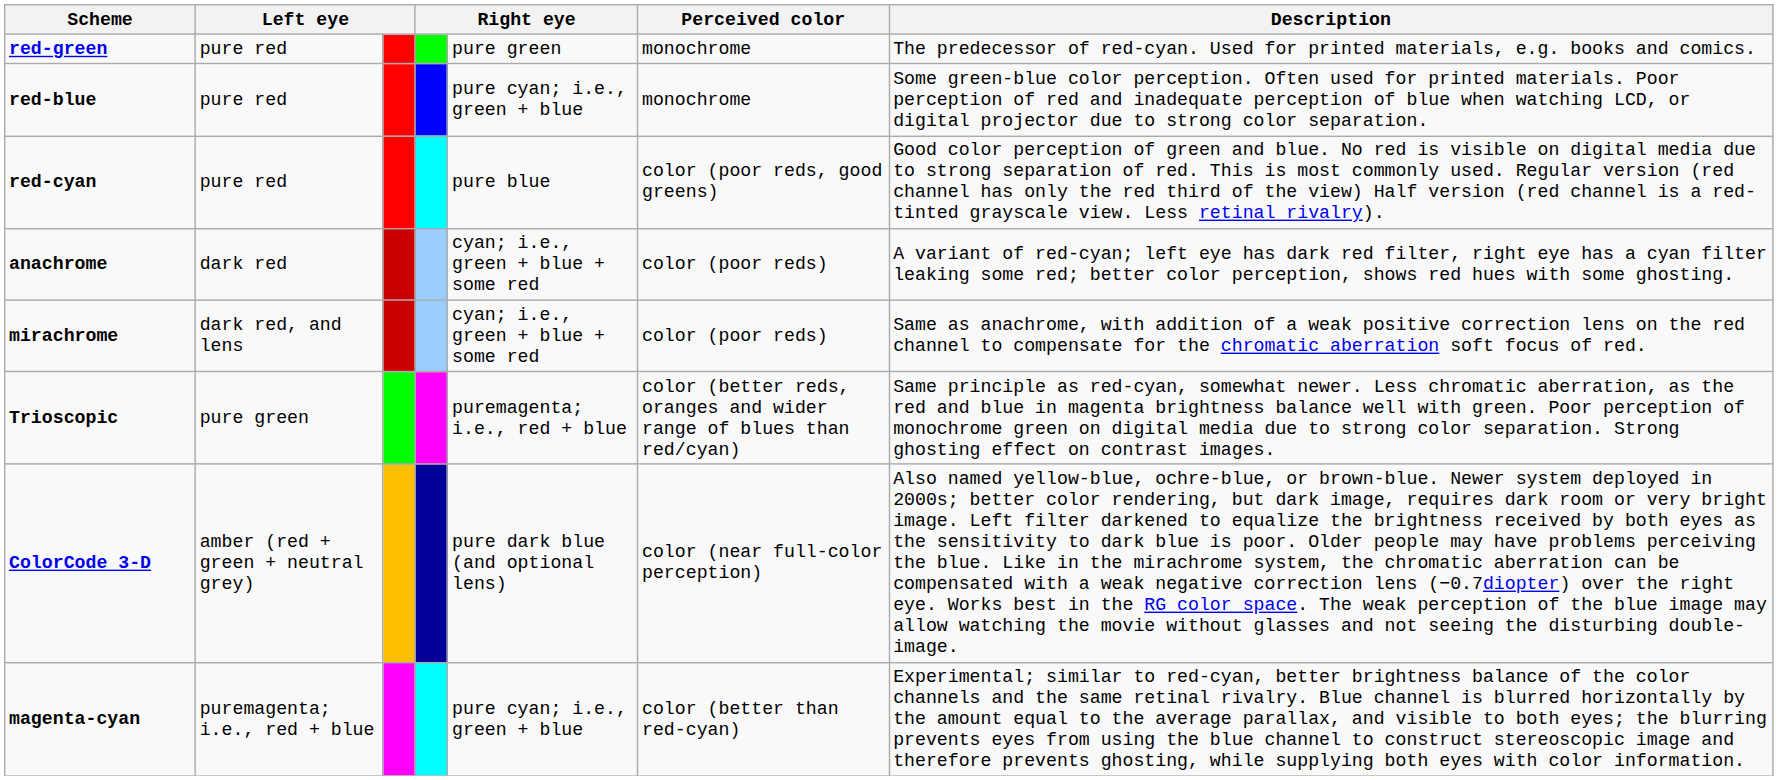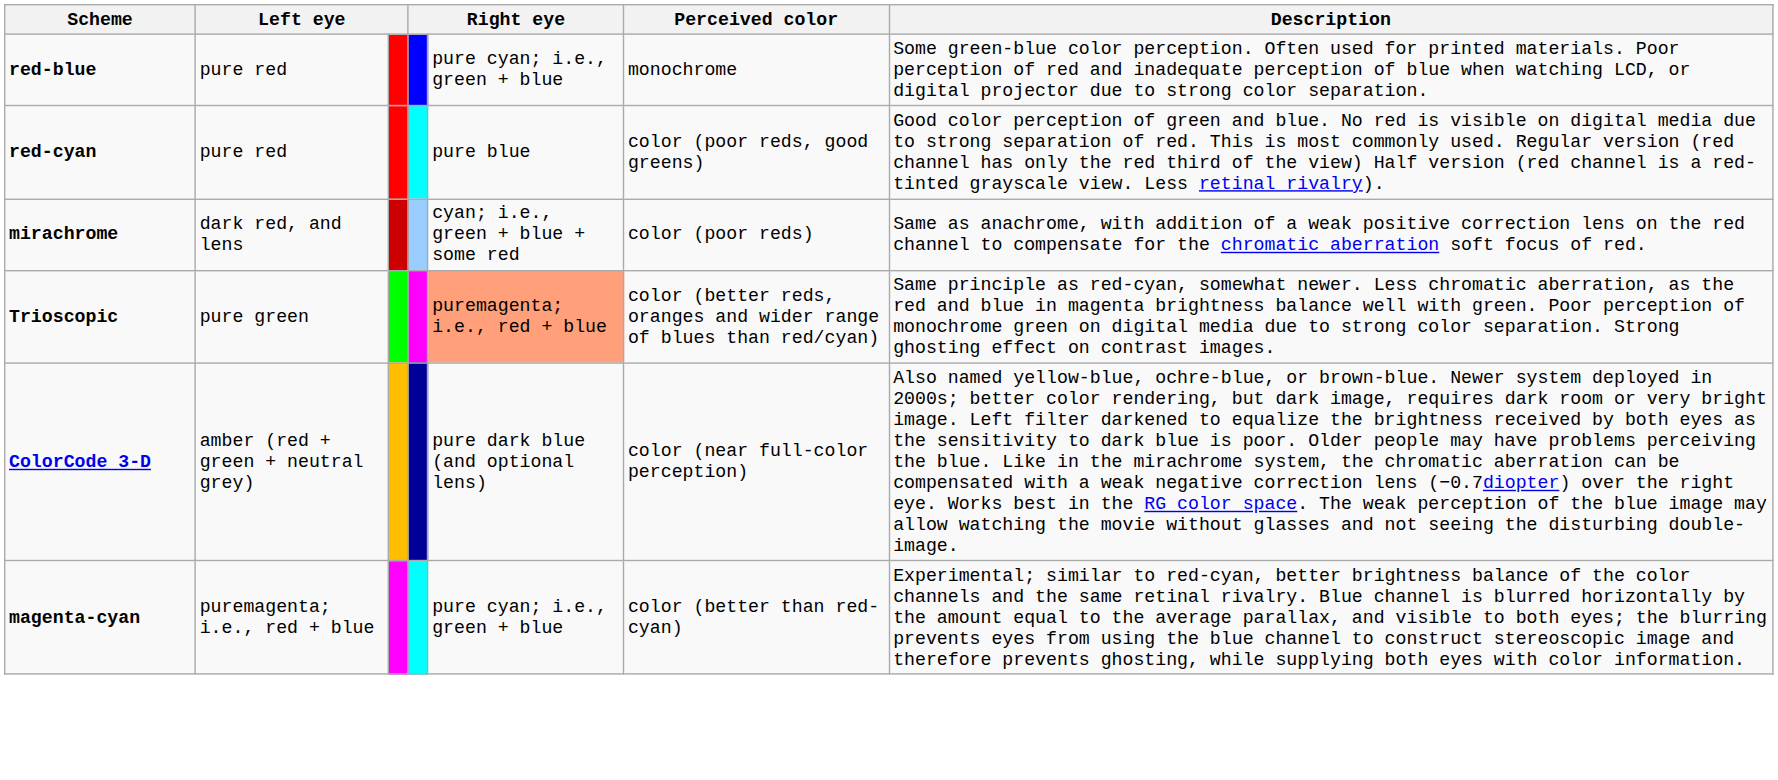- row: (58, 49)
- row: (58, 264)
(539, 418) no background -> (520, 317) lightsalmon background
